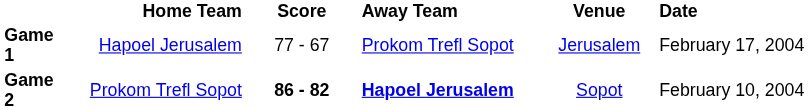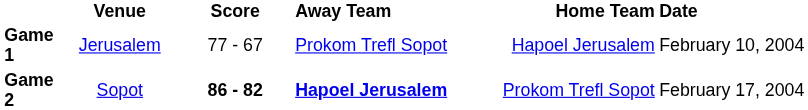columns swapped: (192, 11) <-> (599, 11)
(732, 45) February 17, 2004 -> (732, 45) February 10, 2004
(732, 90) February 10, 2004 -> (732, 90) February 17, 2004
